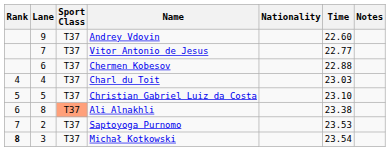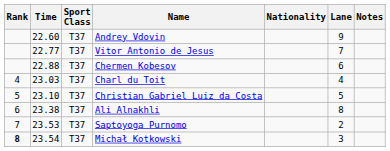columns swapped: (43, 17) <-> (338, 17)
(72, 110) lightsalmon background -> (77, 110) no background
